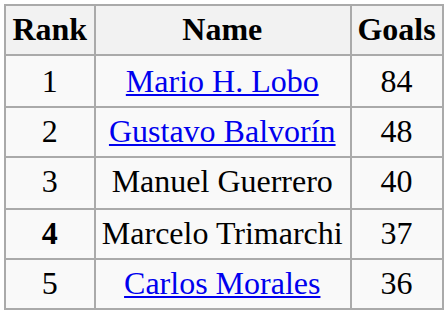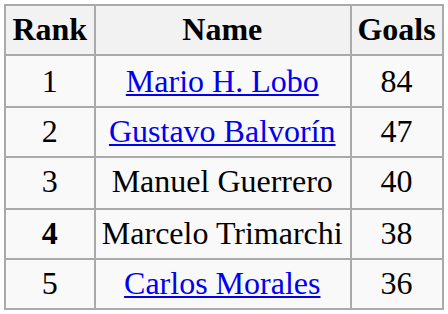(397, 131) 48 -> (397, 131) 47
(397, 232) 37 -> (397, 232) 38
